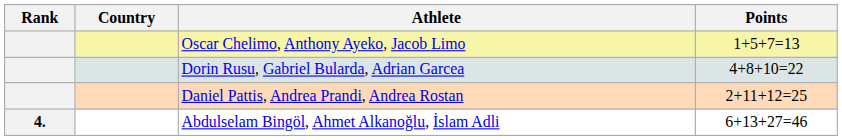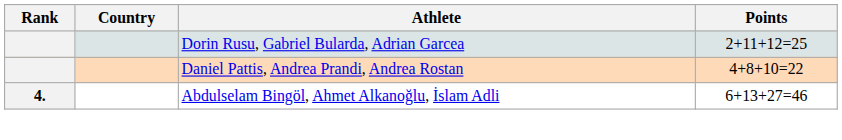- row: (324, 44)
(766, 70) 4+8+10=22 -> (766, 44) 2+11+12=25
(766, 96) 2+11+12=25 -> (766, 70) 4+8+10=22
